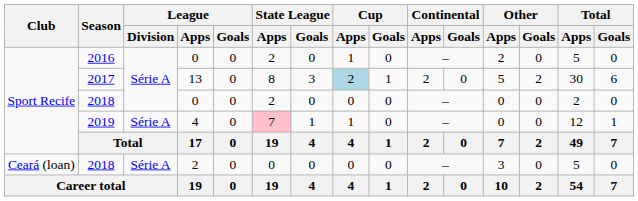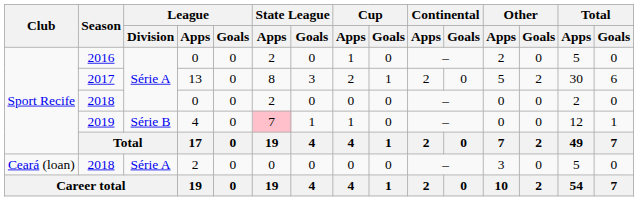(351, 79) lightblue background -> (351, 79) no background
(151, 121) Série A -> (151, 121) Série B
